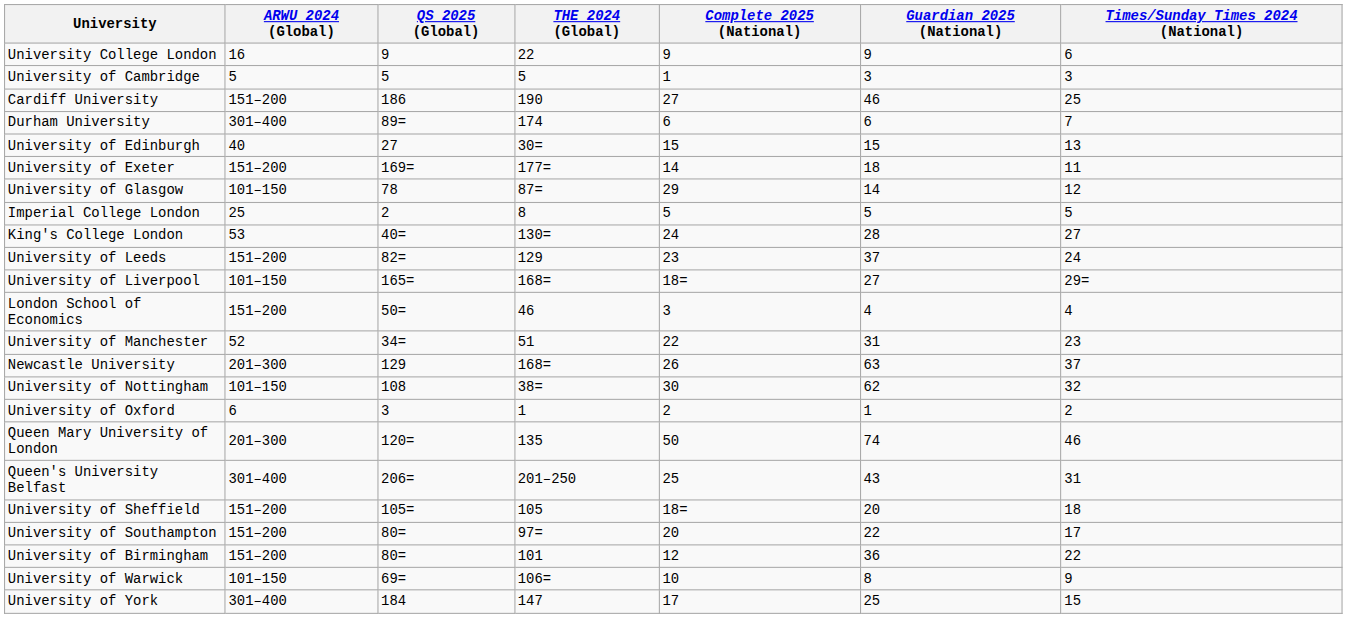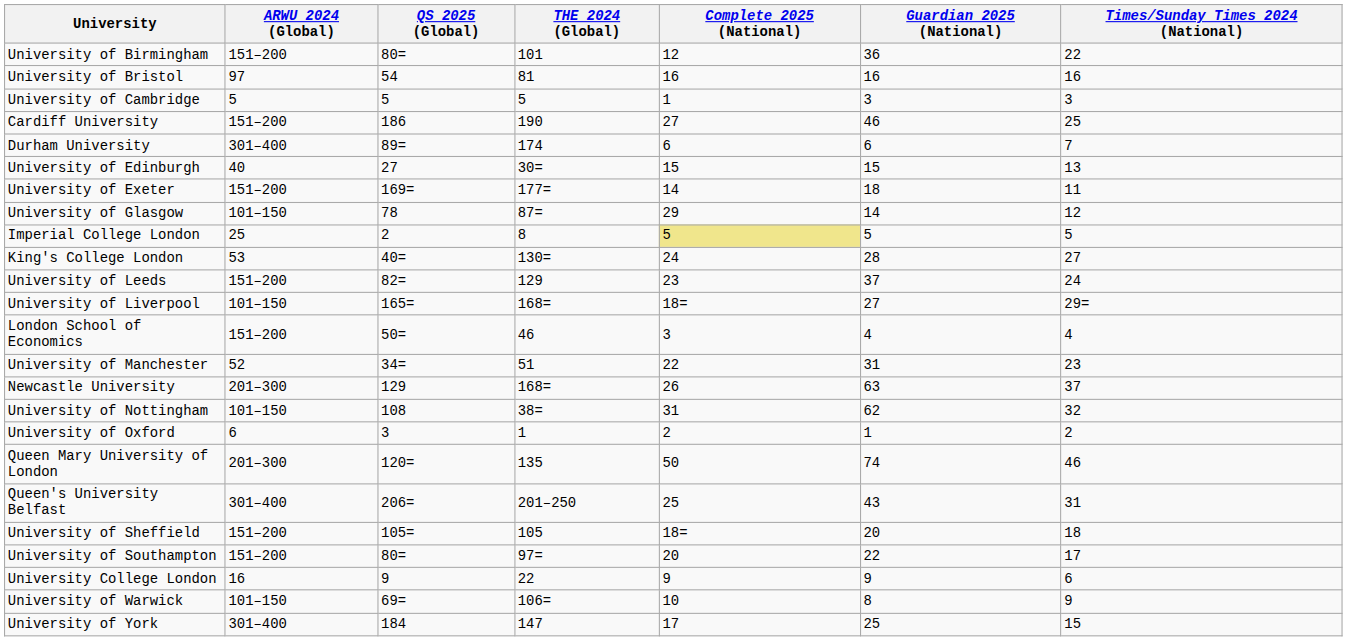rows swapped: (108, 556) <-> (112, 55)
+ row: (95, 77)
(667, 213) no background -> (667, 236) khaki background
(671, 388) 30 -> (671, 411) 31
